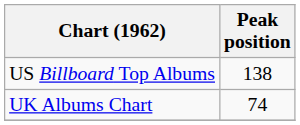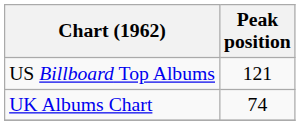(257, 73) 138 -> (257, 73) 121
